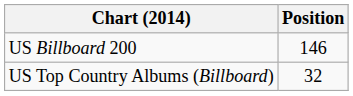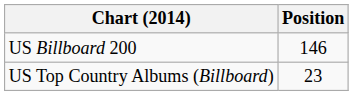(313, 76) 32 -> (313, 76) 23
